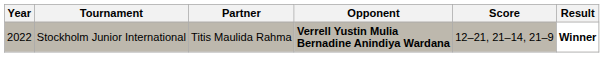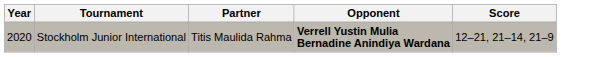- column: (578, 14)
(19, 37) 2022 -> (19, 37) 2020
